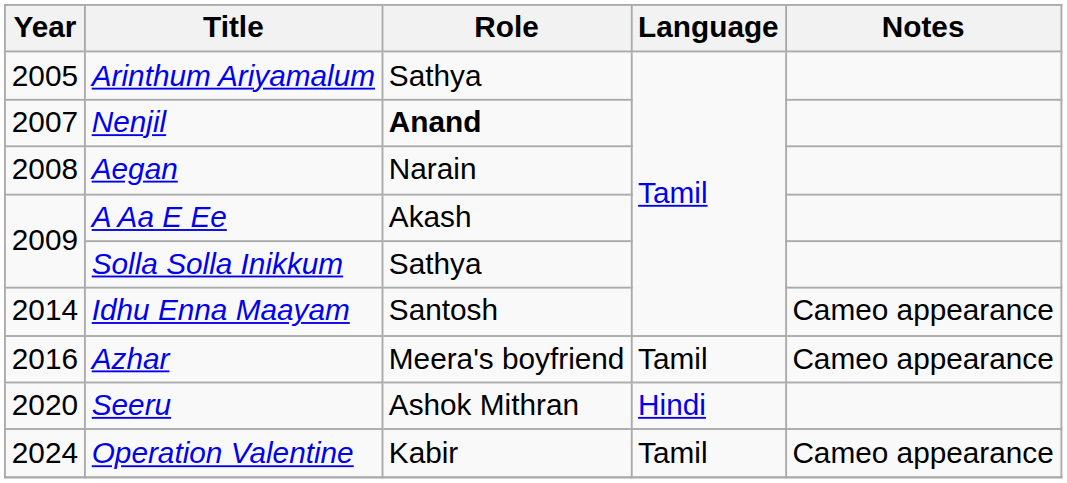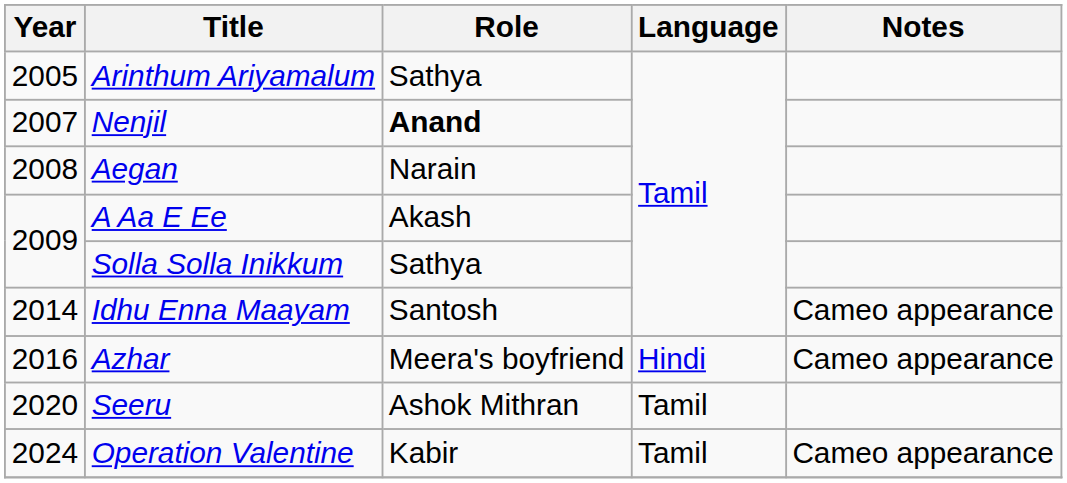(673, 358) Tamil -> (672, 358) Hindi
(672, 405) Hindi -> (673, 405) Tamil
